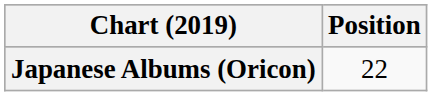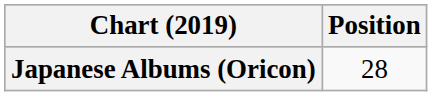(374, 68) 22 -> (374, 68) 28
